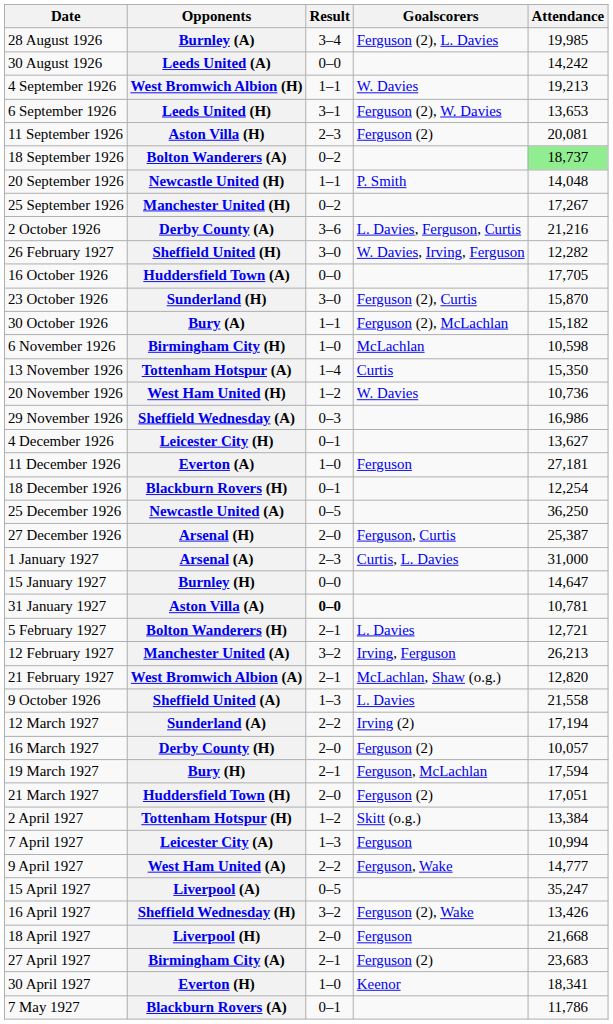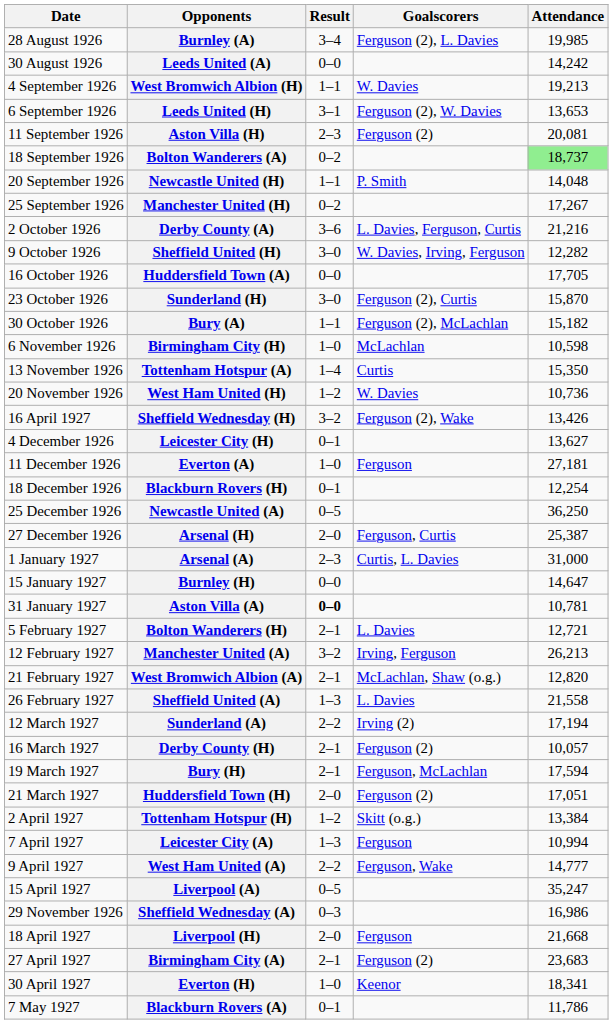(61, 252) 26 February 1927 -> (54, 252) 9 October 1926
rows swapped: (217, 417) <-> (217, 913)
(54, 700) 9 October 1926 -> (61, 700) 26 February 1927
(330, 747) 2–0 -> (330, 747) 2–1
